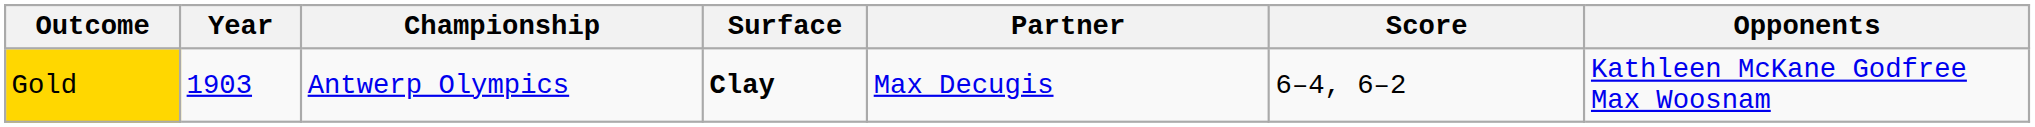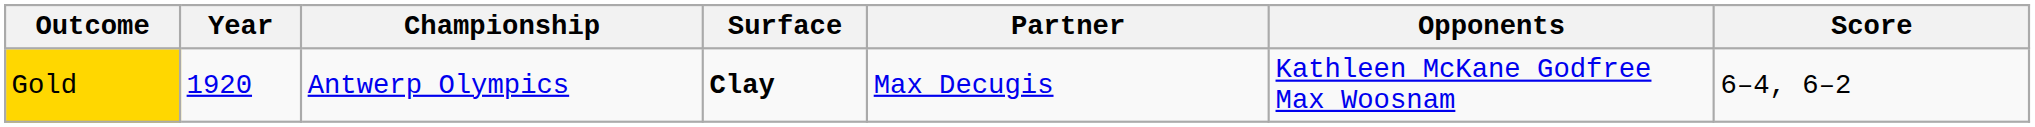columns swapped: (1807, 26) <-> (1427, 26)
(219, 85) 1903 -> (219, 85) 1920
